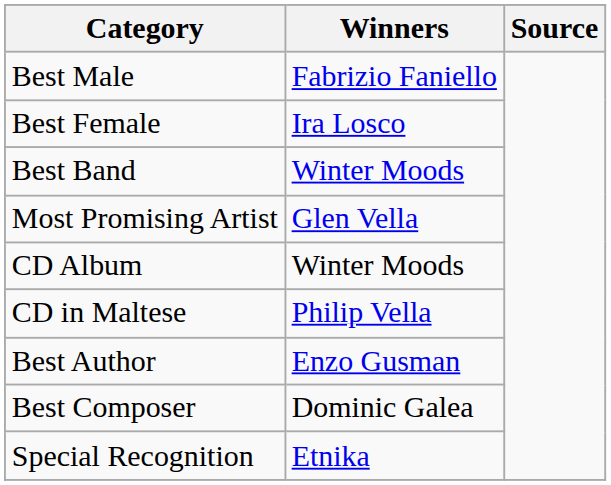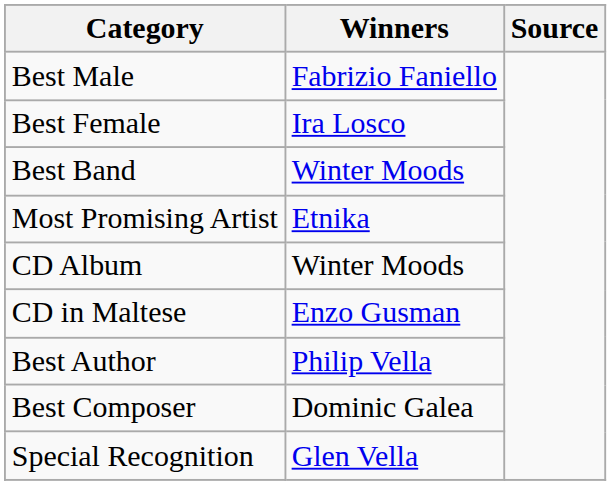(355, 218) Glen Vella -> (331, 218) Etnika
(362, 312) Philip Vella -> (376, 312) Enzo Gusman
(376, 360) Enzo Gusman -> (362, 360) Philip Vella
(331, 455) Etnika -> (355, 455) Glen Vella
